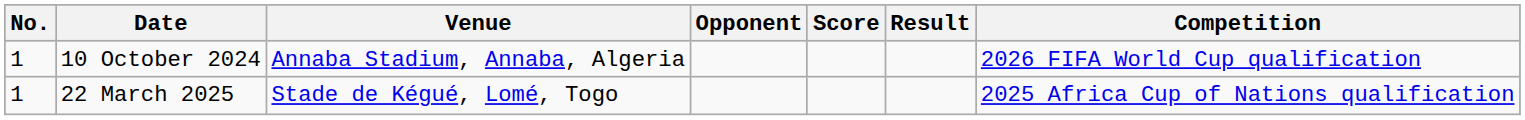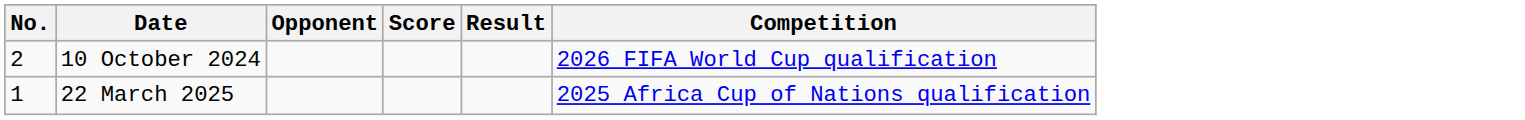- column: (478, 23)
(17, 59) 1 -> (17, 59) 2
